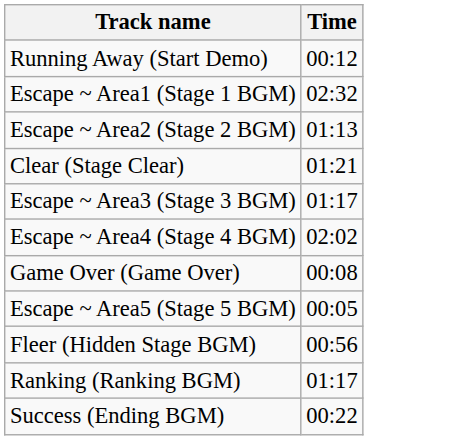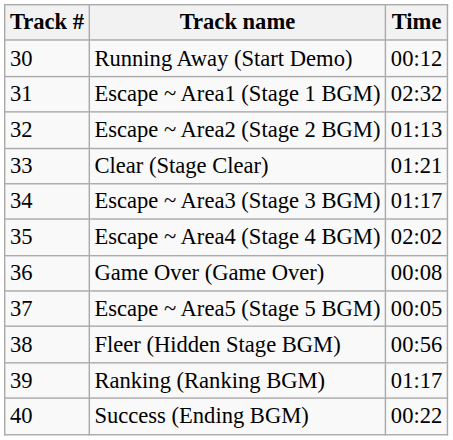+ column: (47, 22)
